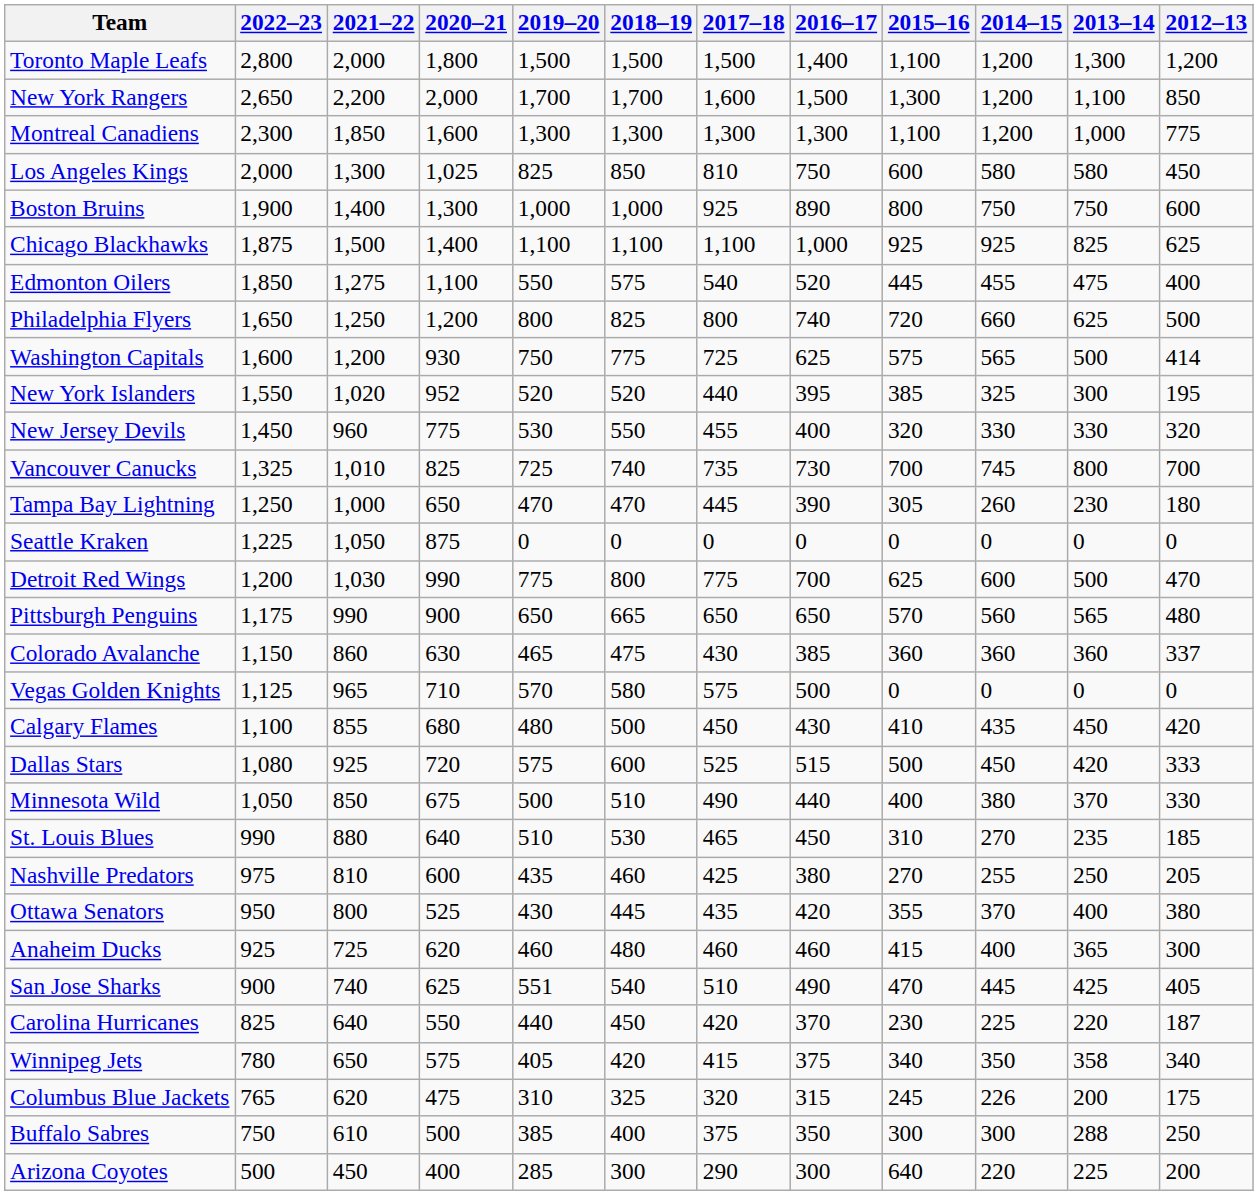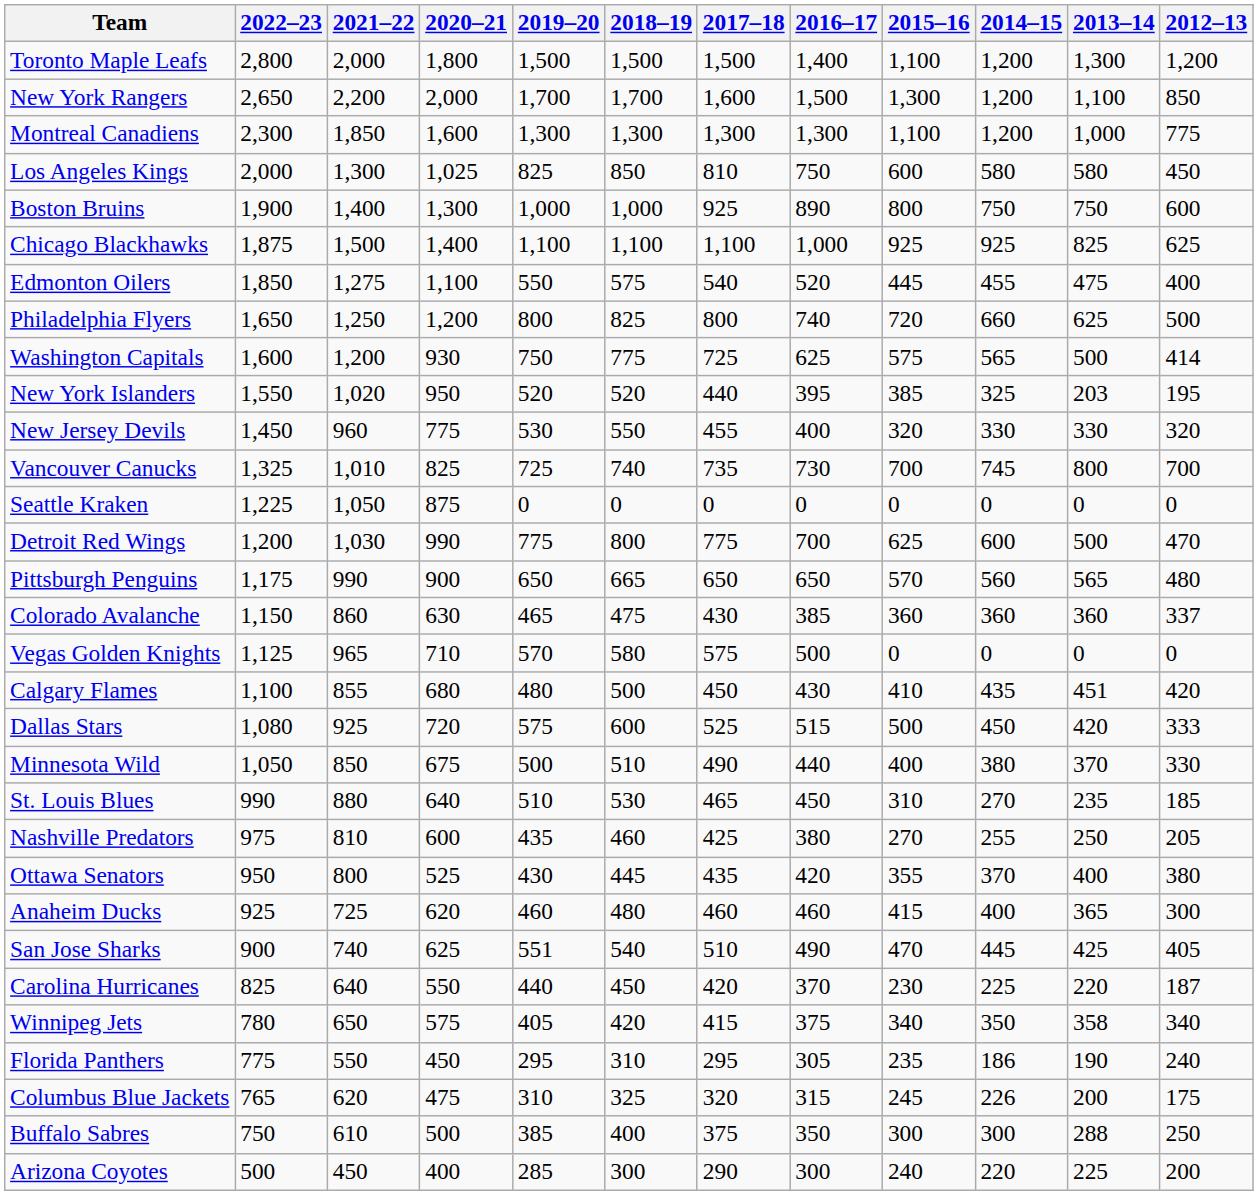(443, 393) 952 -> (443, 393) 950
(1090, 393) 300 -> (1090, 393) 203
- row: (112, 504)
(1090, 726) 450 -> (1090, 689) 451
+ row: (87, 1060)
(905, 1171) 640 -> (905, 1171) 240
